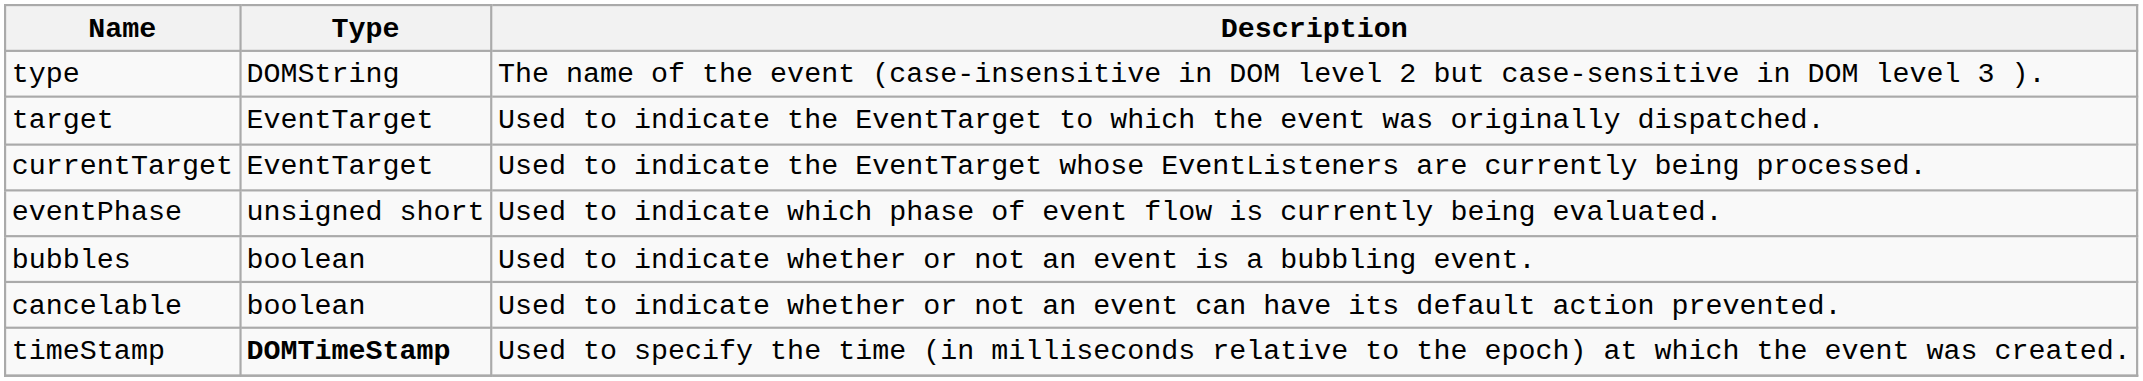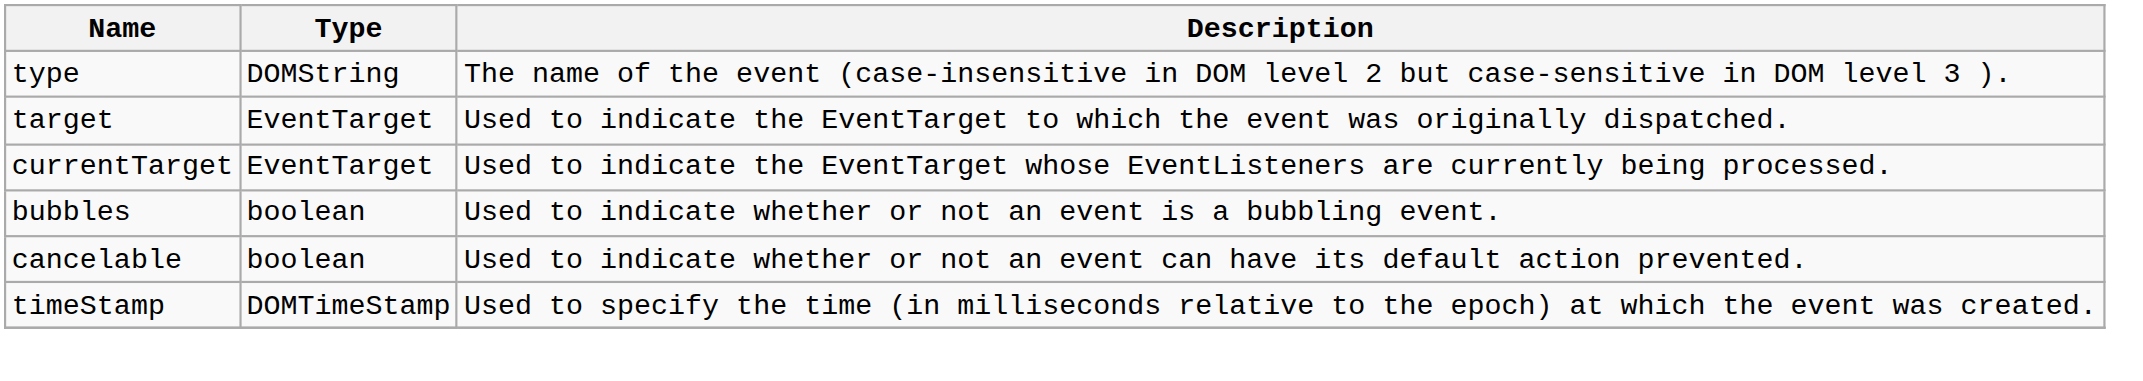- row: (97, 213)
(348, 352) bold -> (348, 305) normal
